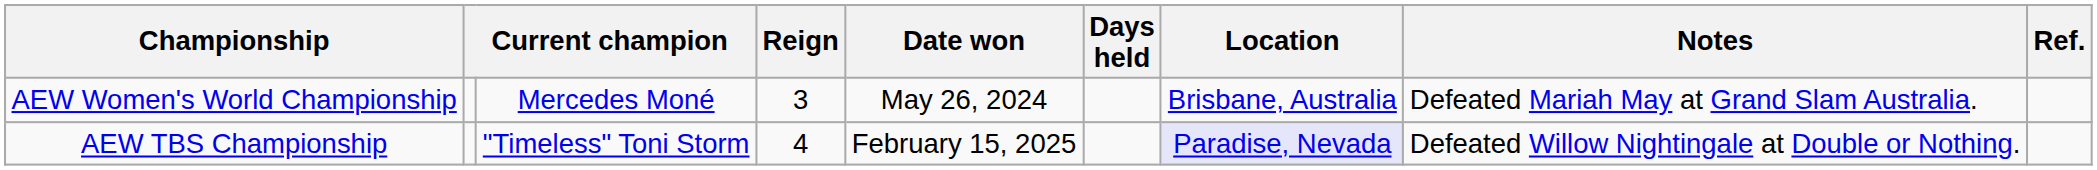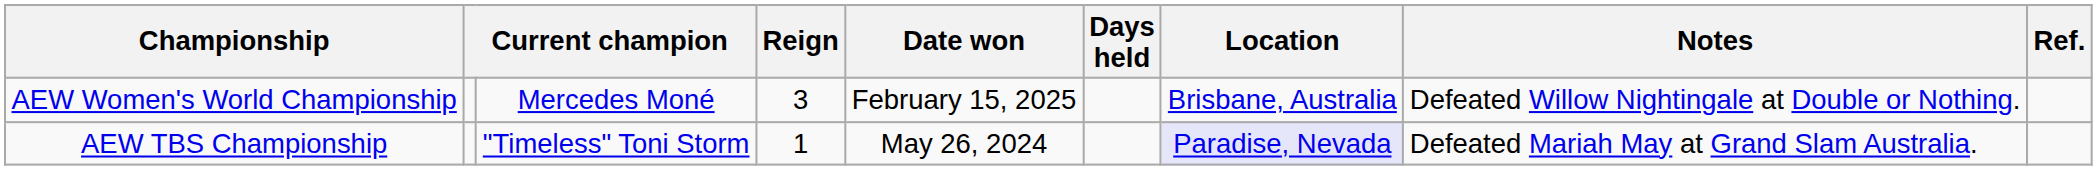(964, 100) May 26, 2024 -> (964, 100) February 15, 2025
(1694, 100) Defeated Mariah May at Grand Slam Australia. -> (1715, 100) Defeated Willow Nightingale at Double or Nothing.
(801, 143) 4 -> (801, 143) 1
(964, 143) February 15, 2025 -> (964, 143) May 26, 2024
(1715, 143) Defeated Willow Nightingale at Double or Nothing. -> (1694, 143) Defeated Mariah May at Grand Slam Australia.
